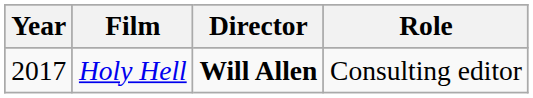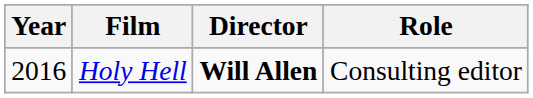(39, 69) 2017 -> (39, 69) 2016
